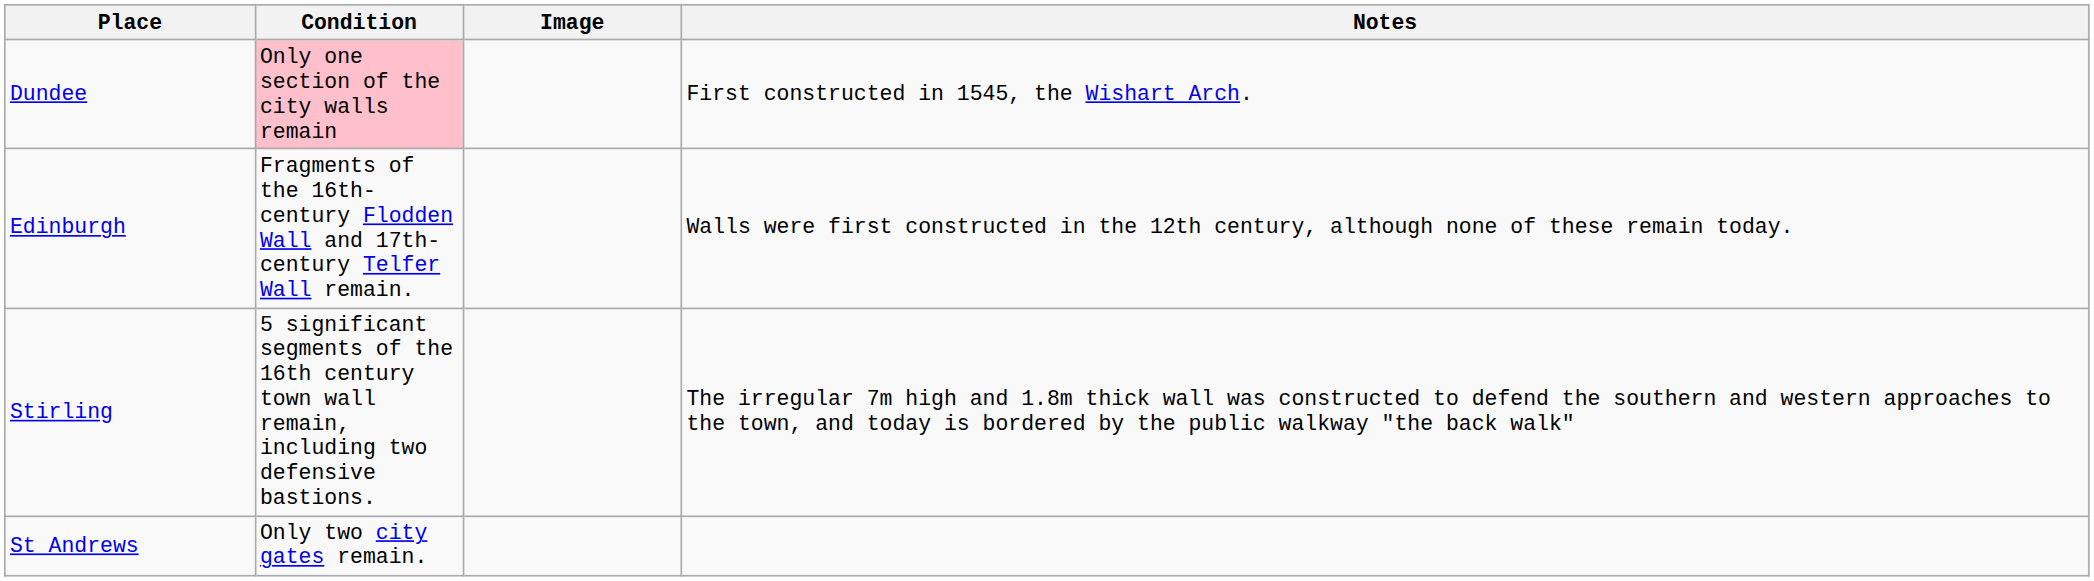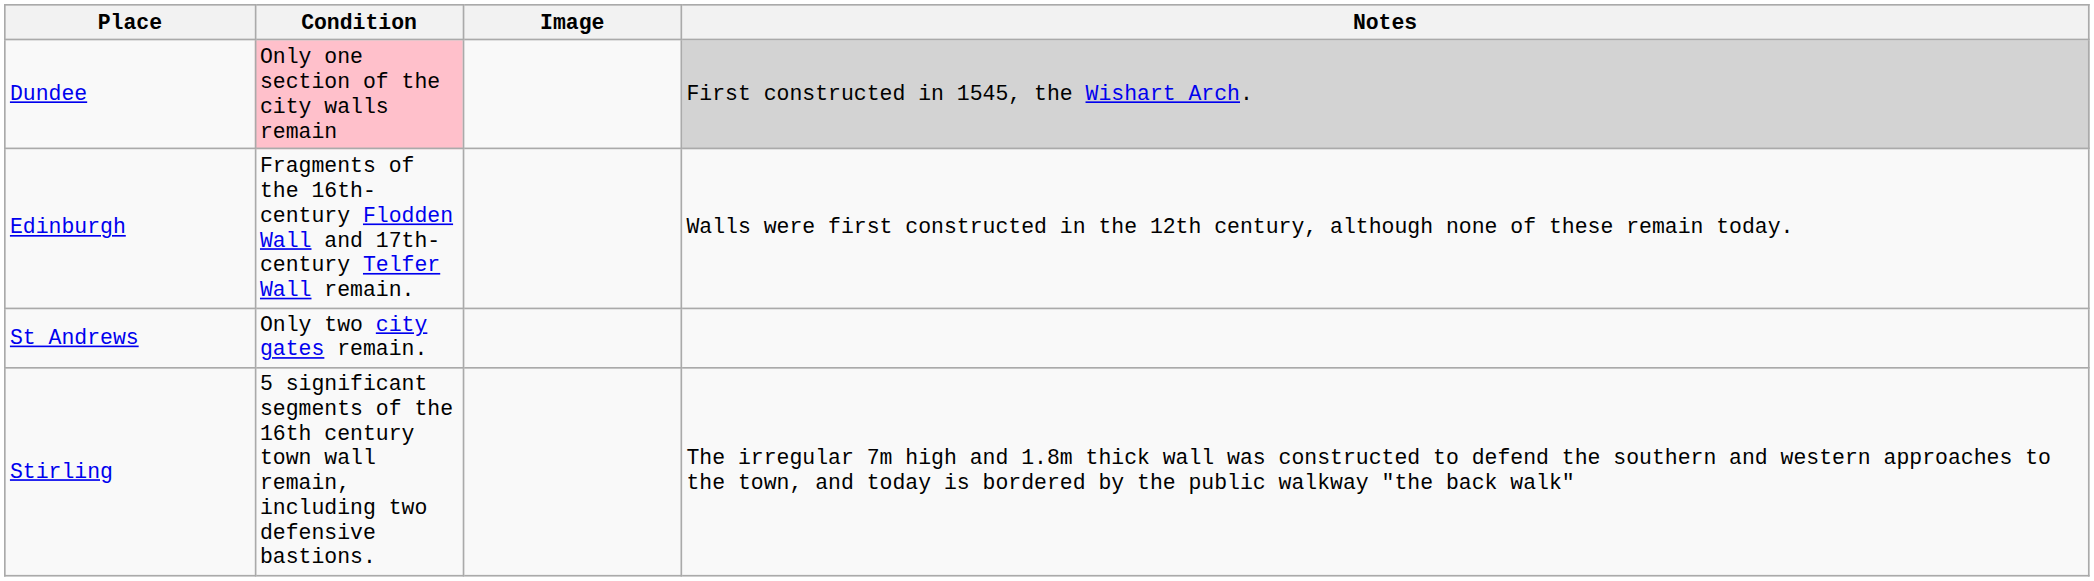(970, 94) no background -> (970, 94) lightgrey background
rows swapped: (61, 412) <-> (74, 546)
